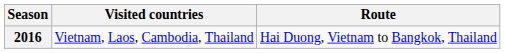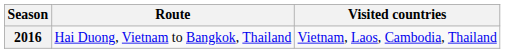columns swapped: (378, 15) <-> (154, 15)
